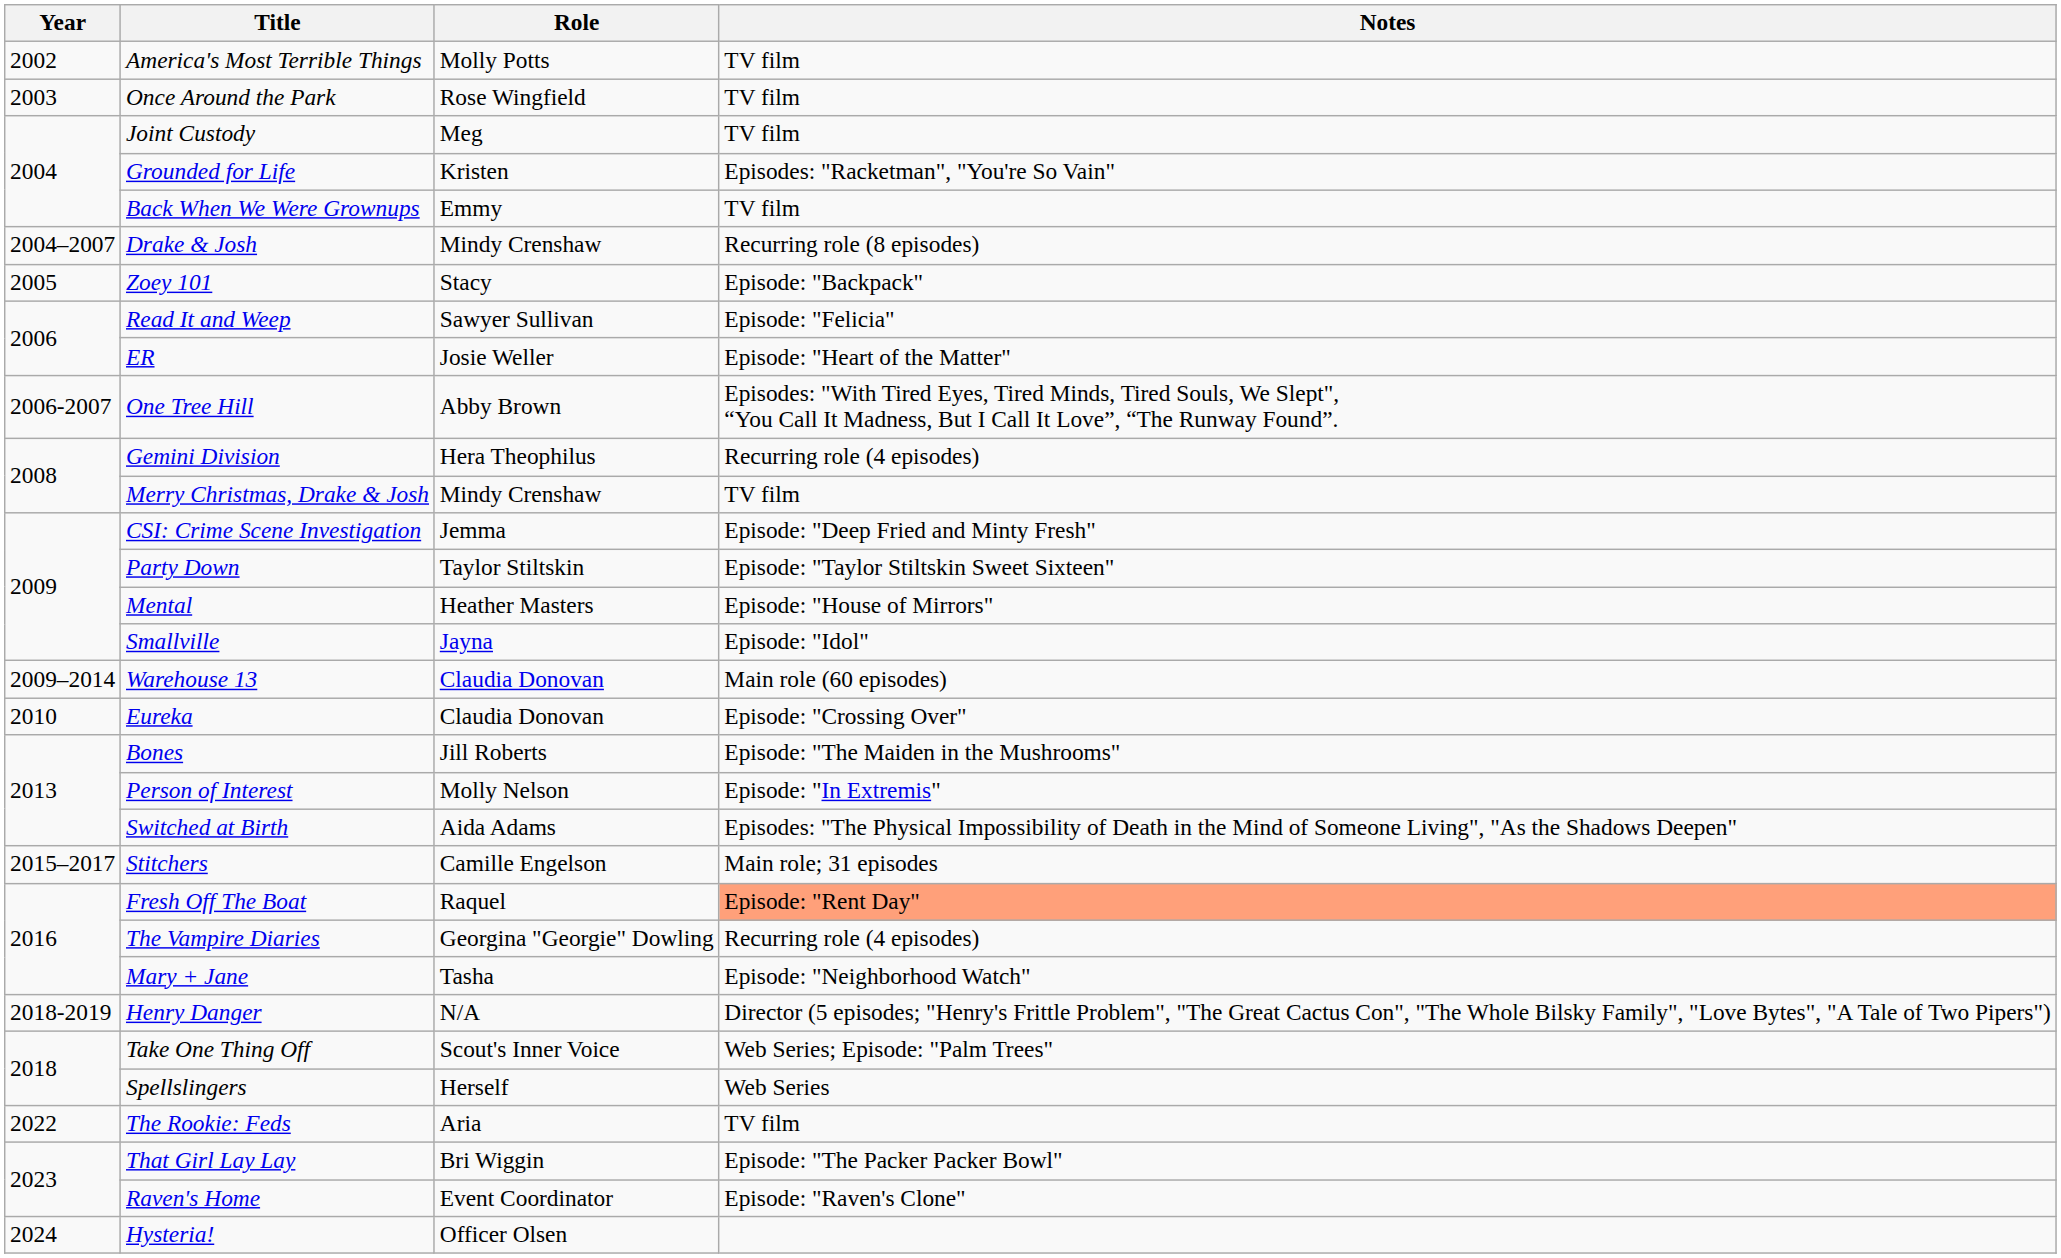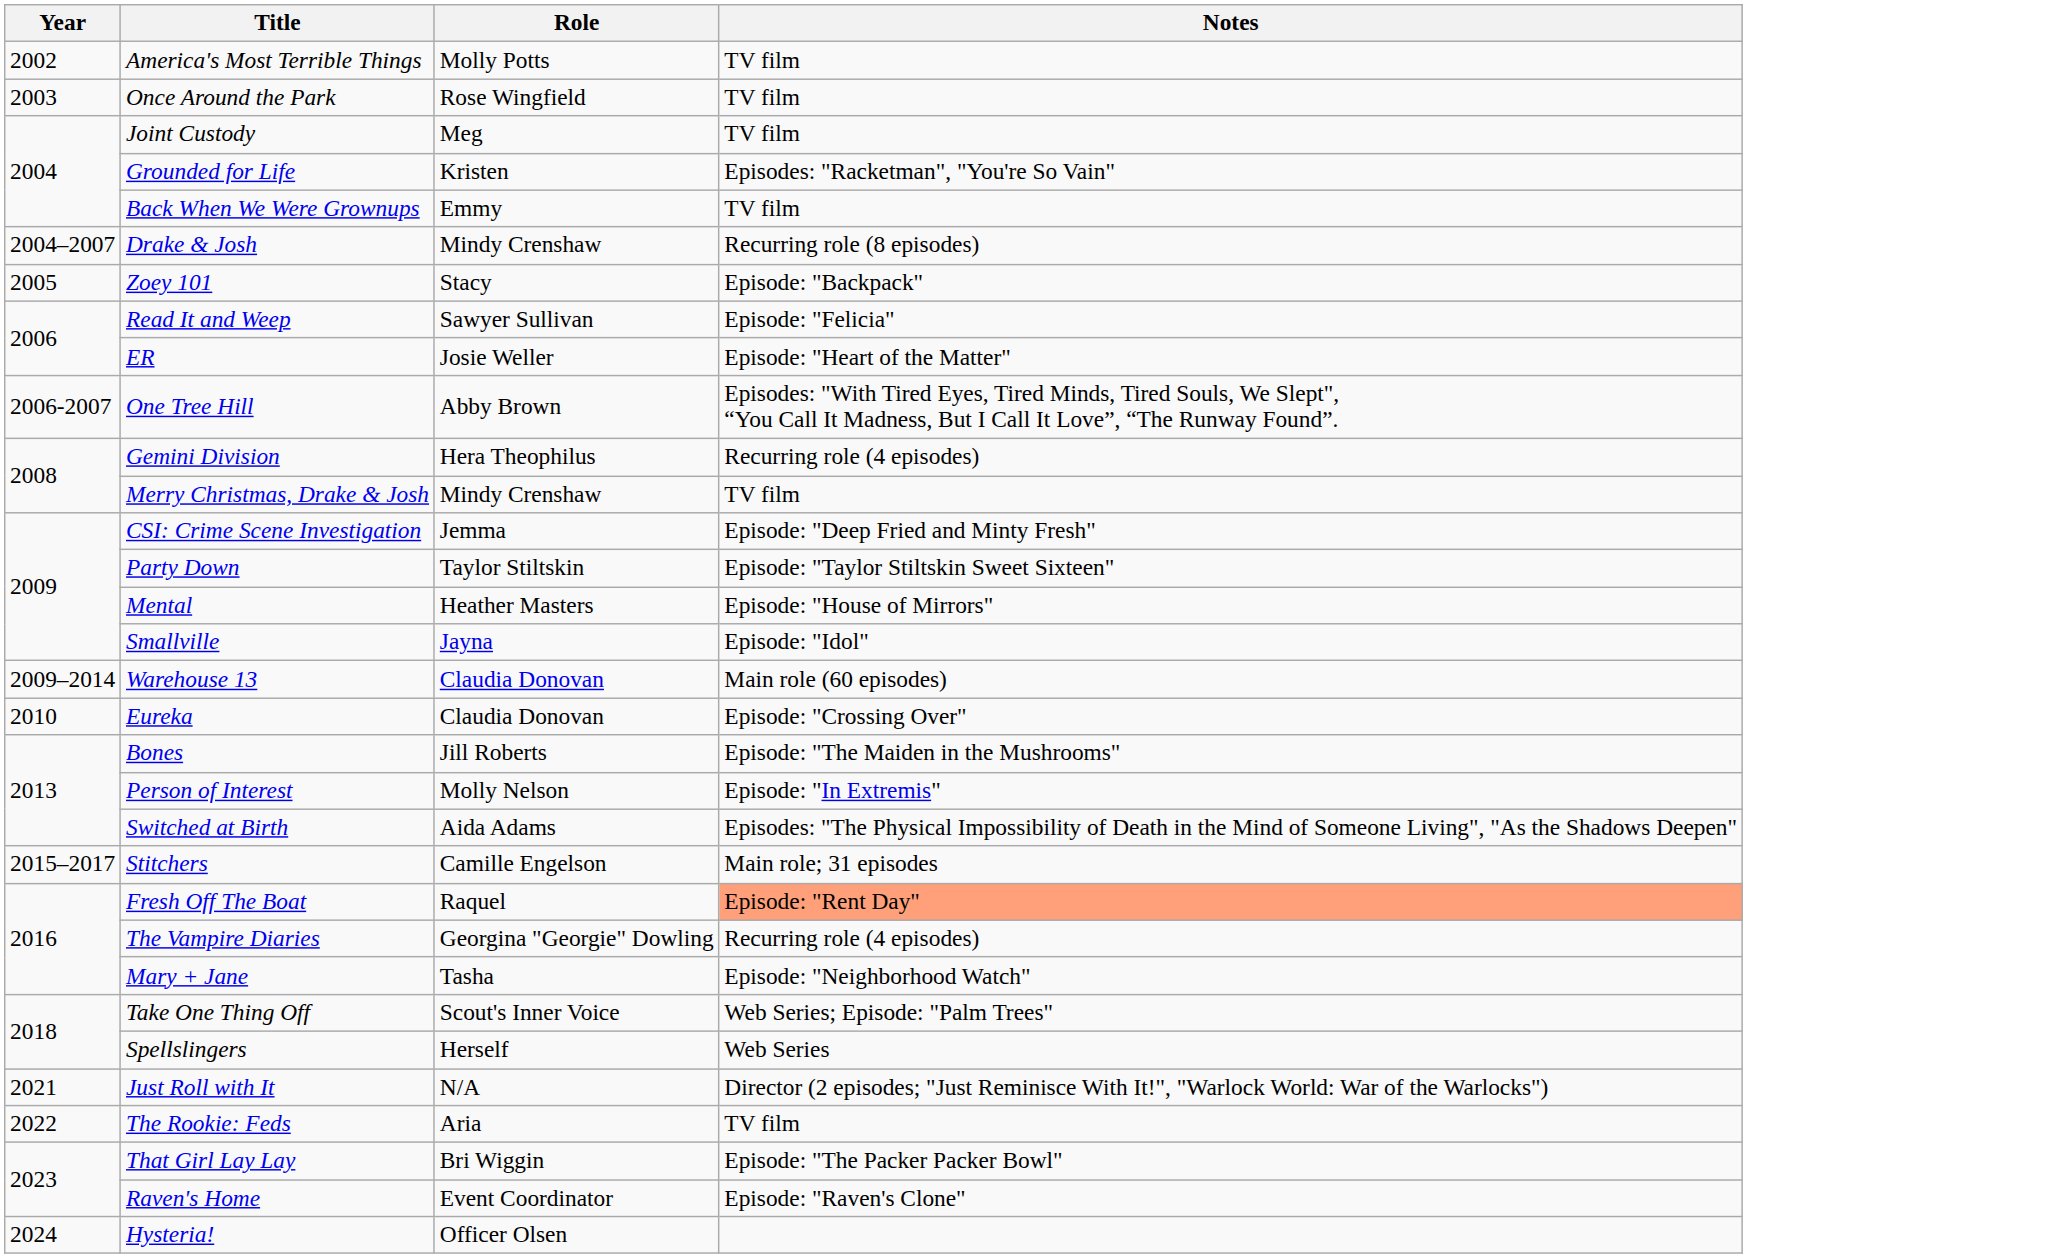- row: (194, 1012)
+ row: (200, 1086)
